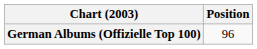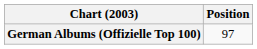(228, 34) 96 -> (228, 34) 97
